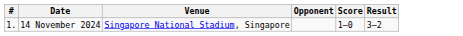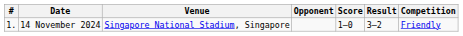+ column: (428, 11)
